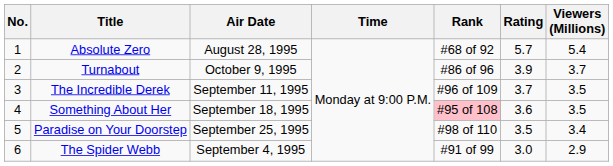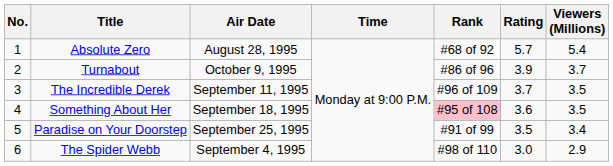(467, 130) #98 of 110 -> (467, 130) #91 of 99
(467, 150) #91 of 99 -> (467, 150) #98 of 110
